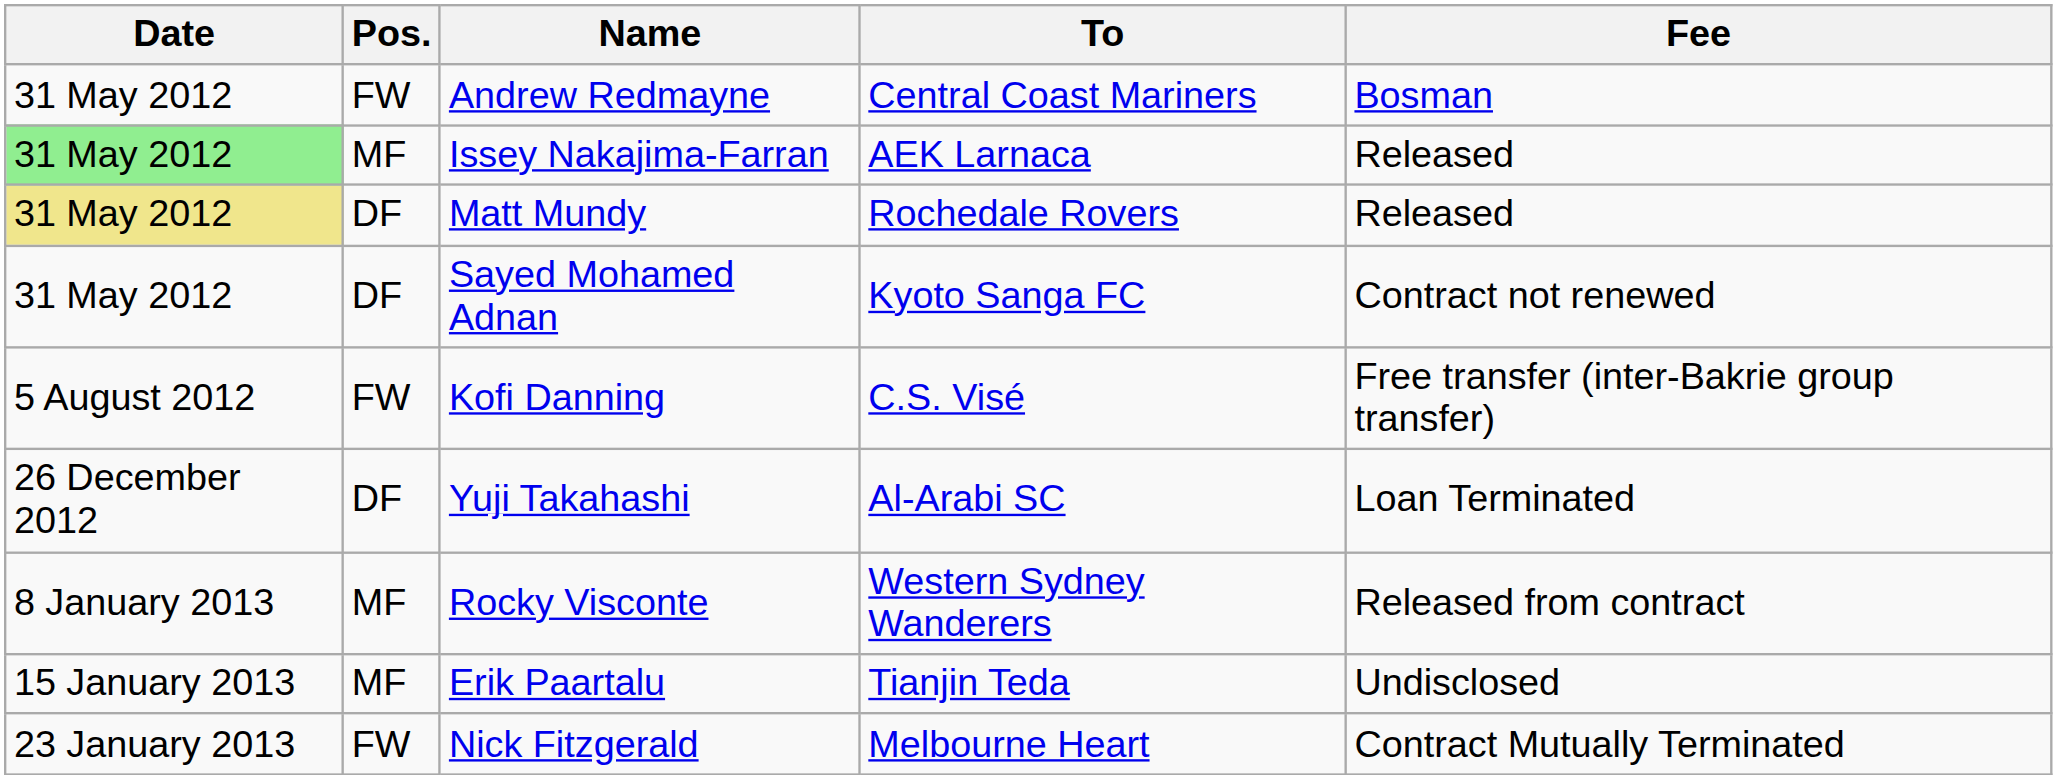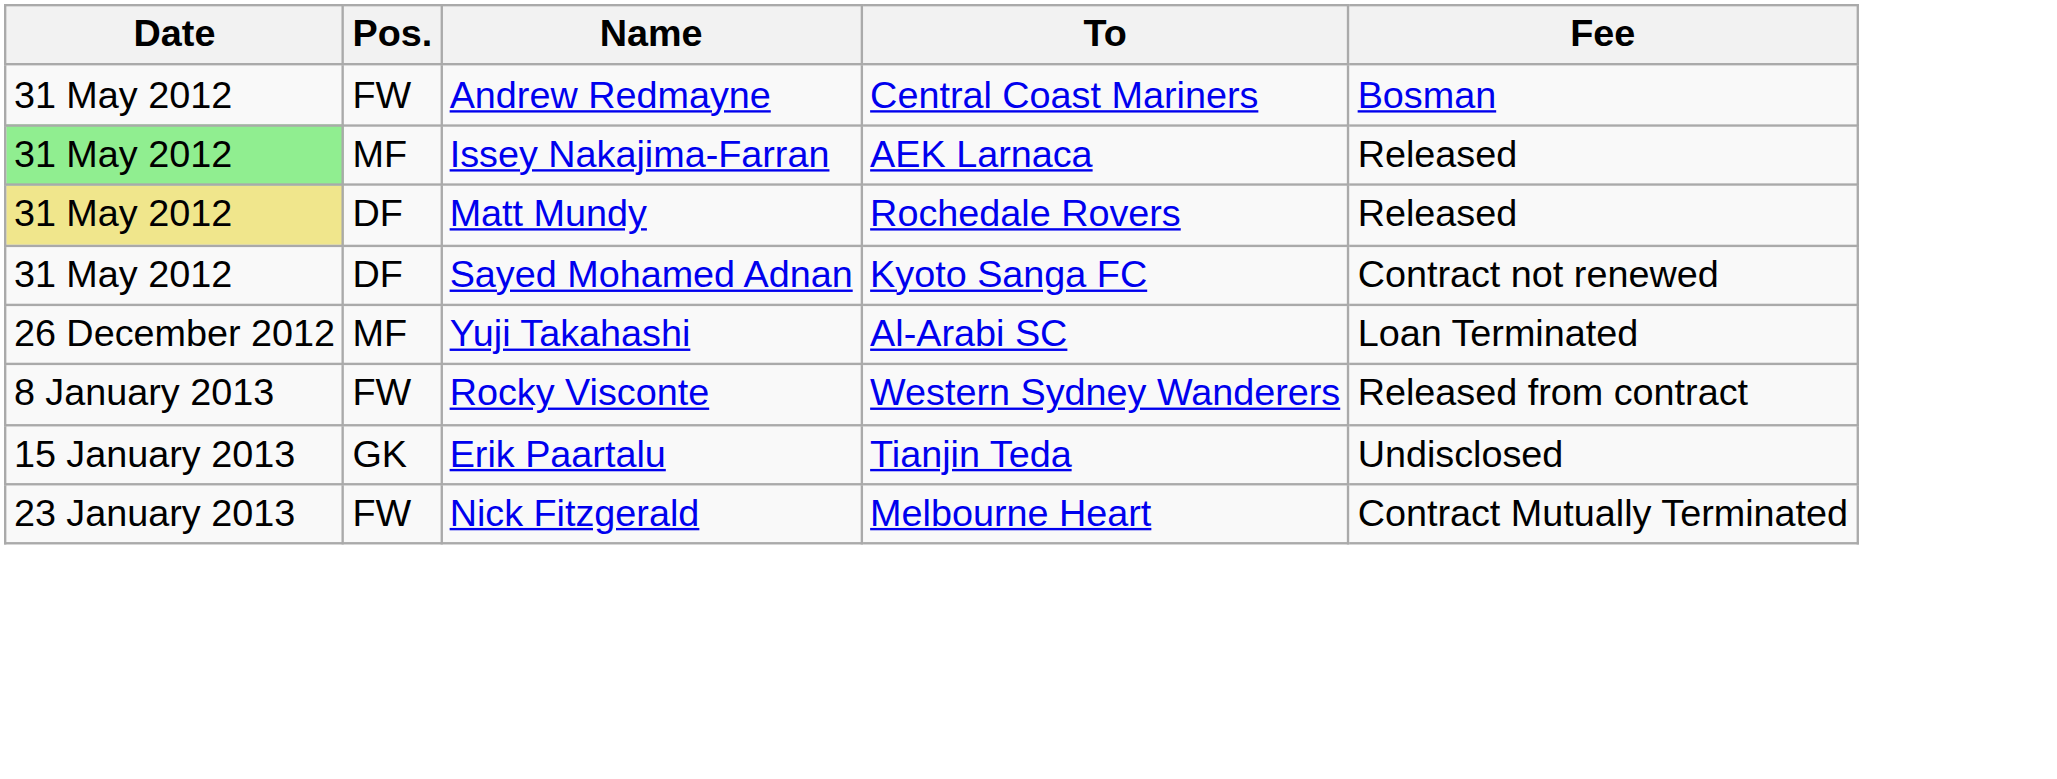- row: (557, 397)
(377, 499) DF -> (380, 333) MF
(379, 602) MF -> (382, 393) FW
(379, 683) MF -> (380, 453) GK
